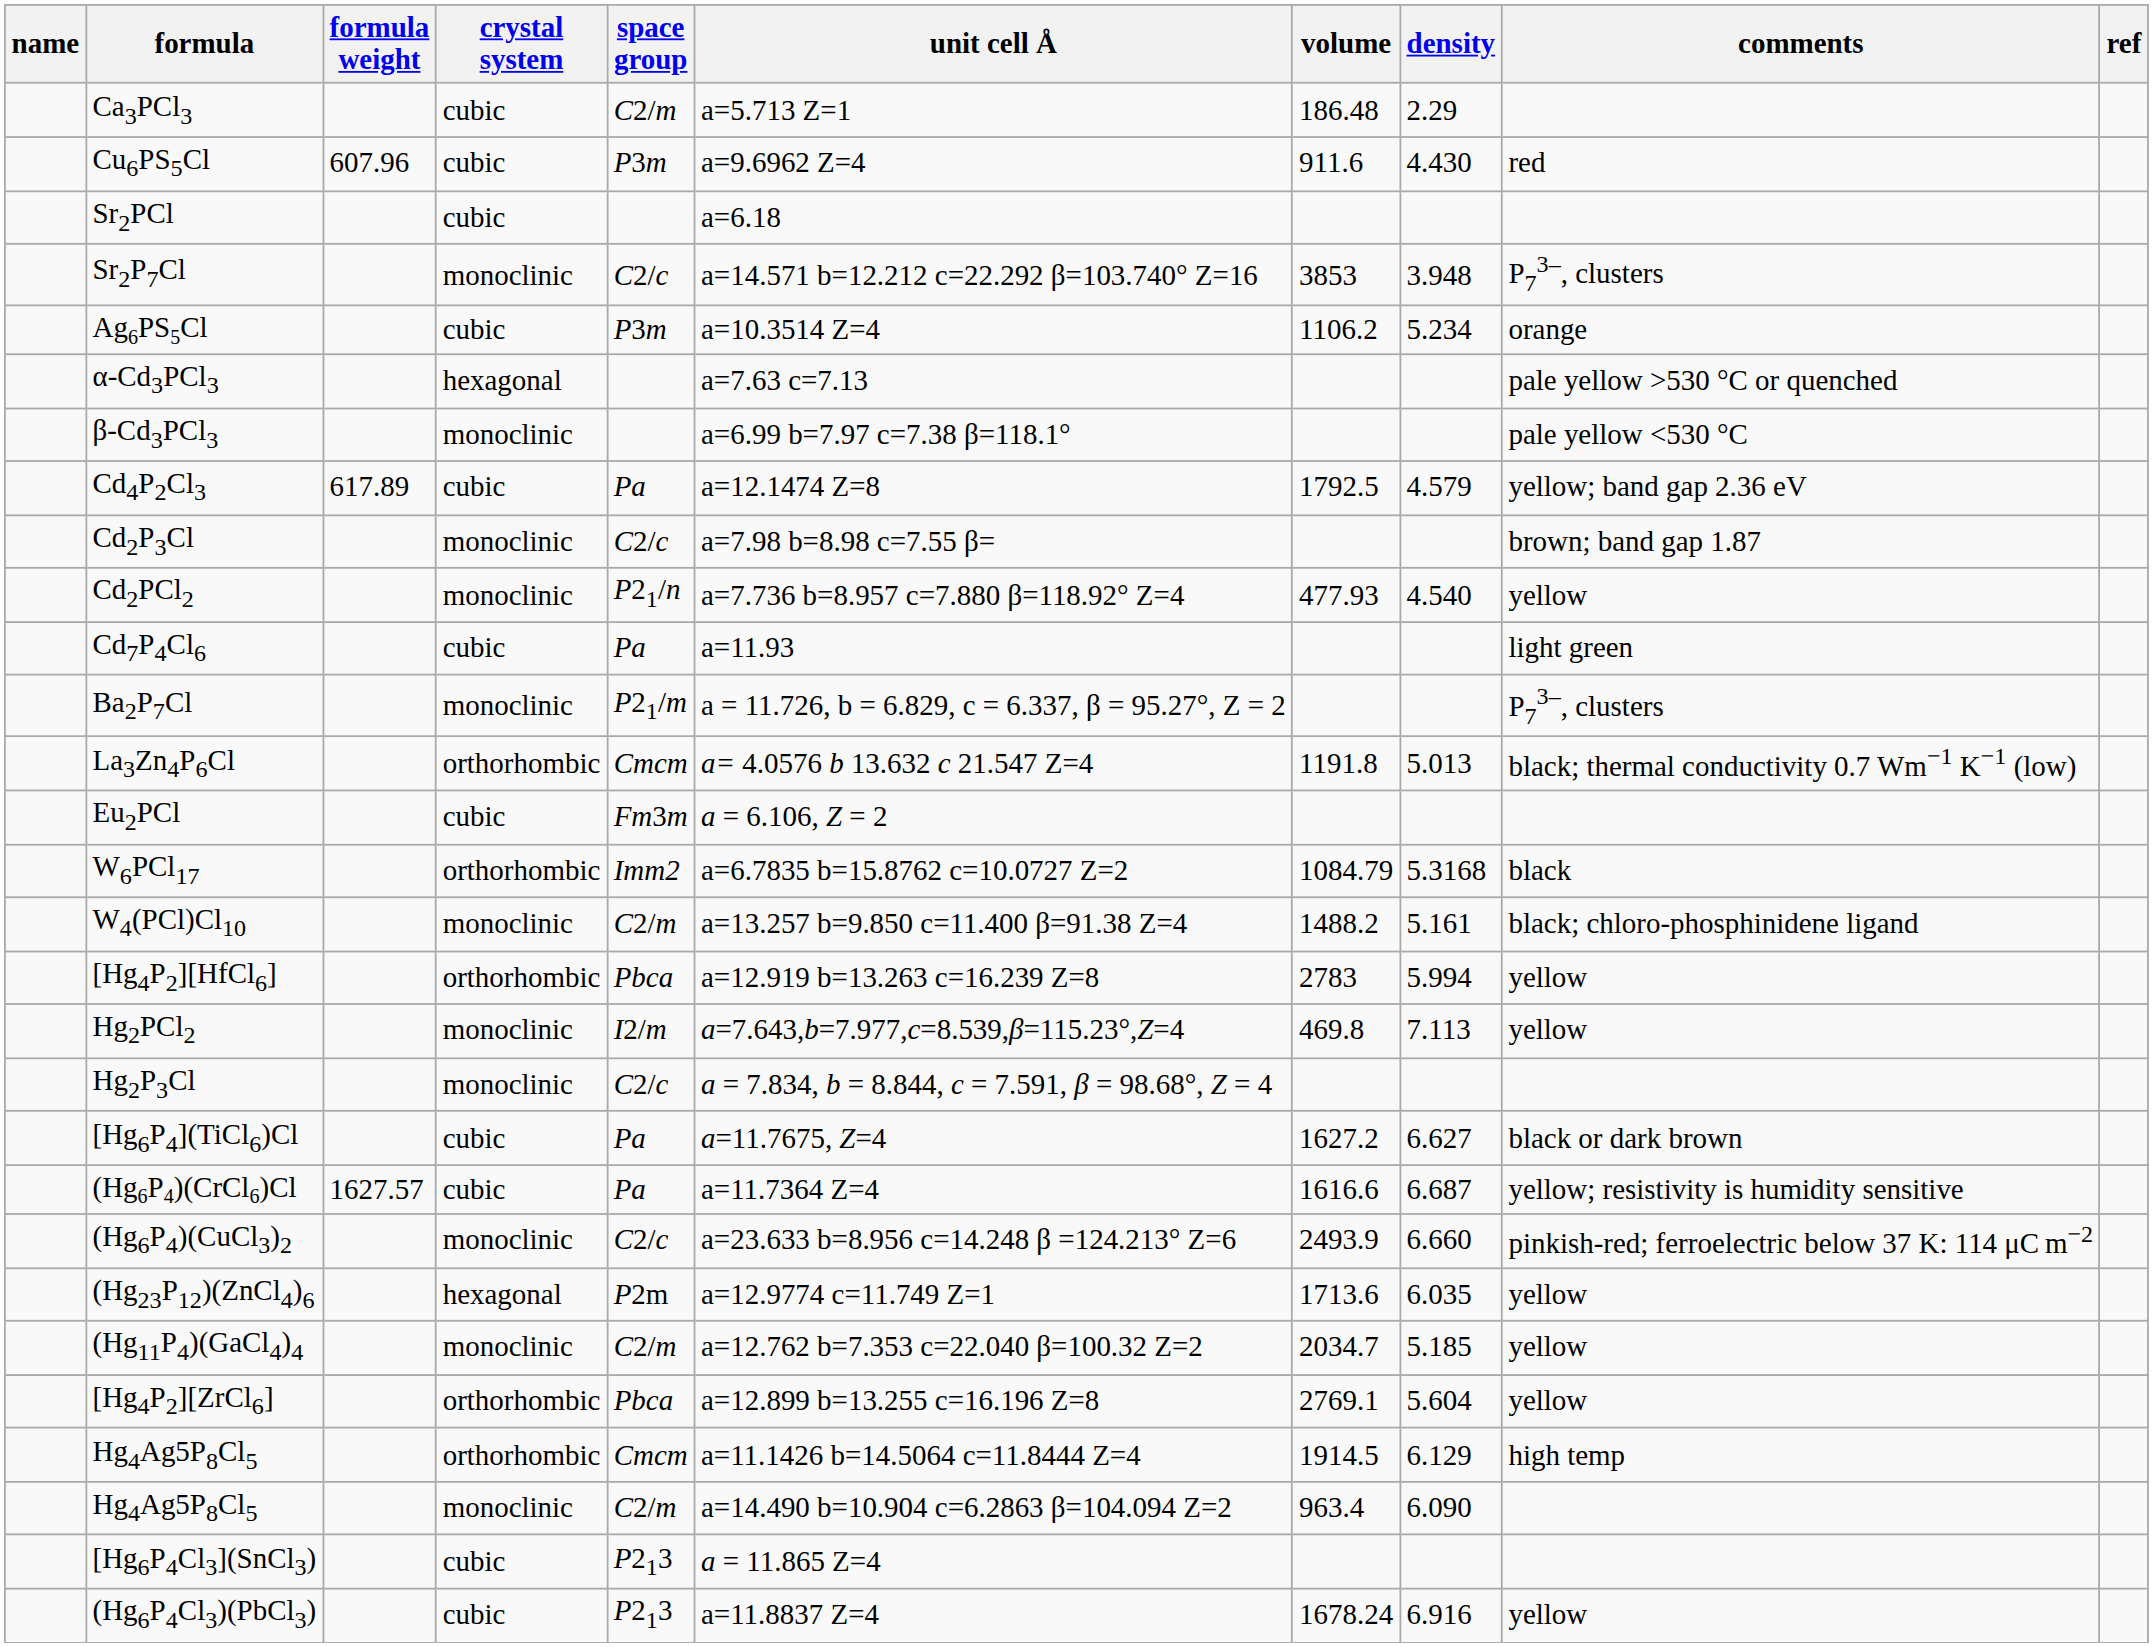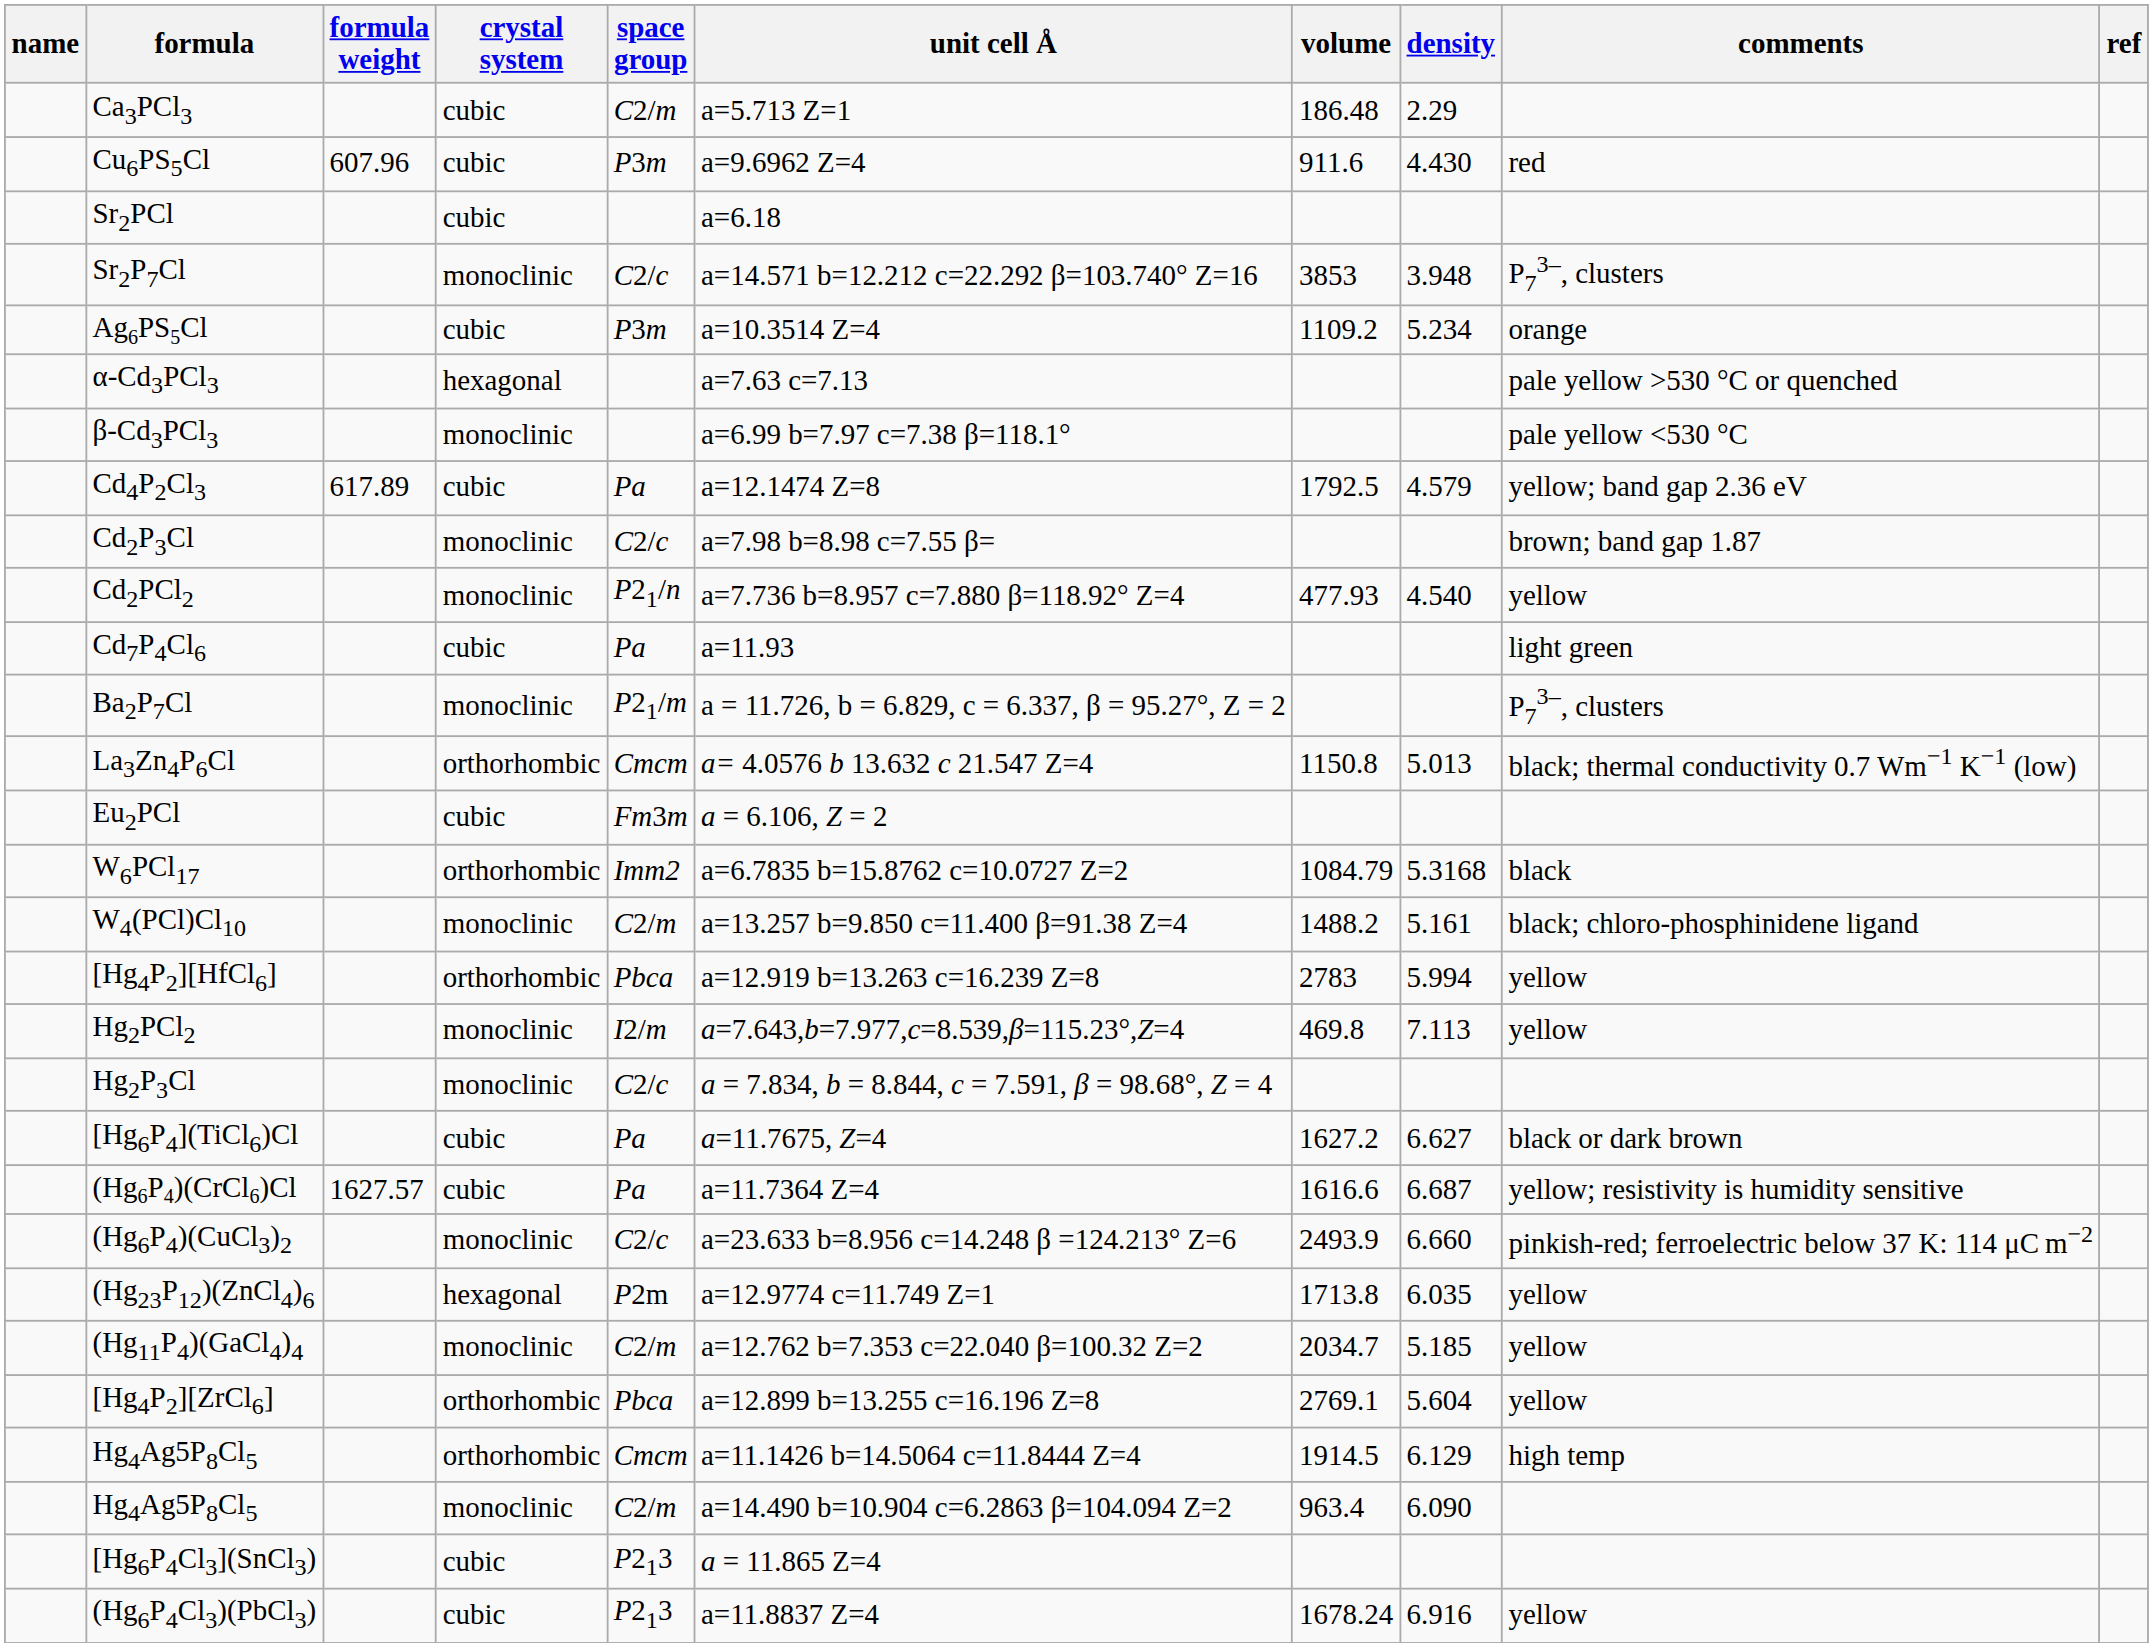(1338, 329) 1106.2 -> (1338, 329) 1109.2
(1338, 763) 1191.8 -> (1338, 763) 1150.8
(1339, 1293) 1713.6 -> (1339, 1293) 1713.8
